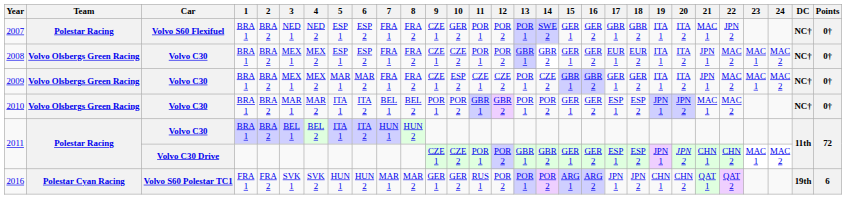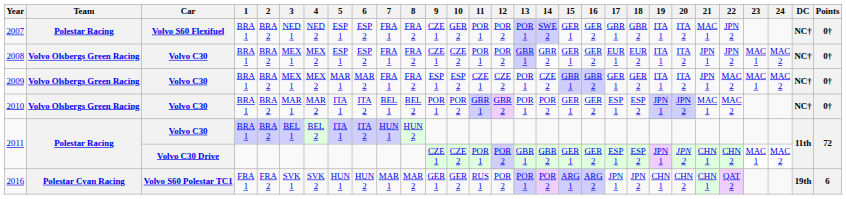(732, 56) MAC 2 -> (732, 56) JPN 2
(436, 81) CZE 1 -> (436, 81) ESP 1
(707, 181) QAT 1 -> (707, 181) CHN 1
